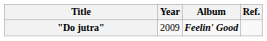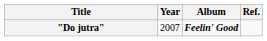(170, 28) 2009 -> (170, 28) 2007
